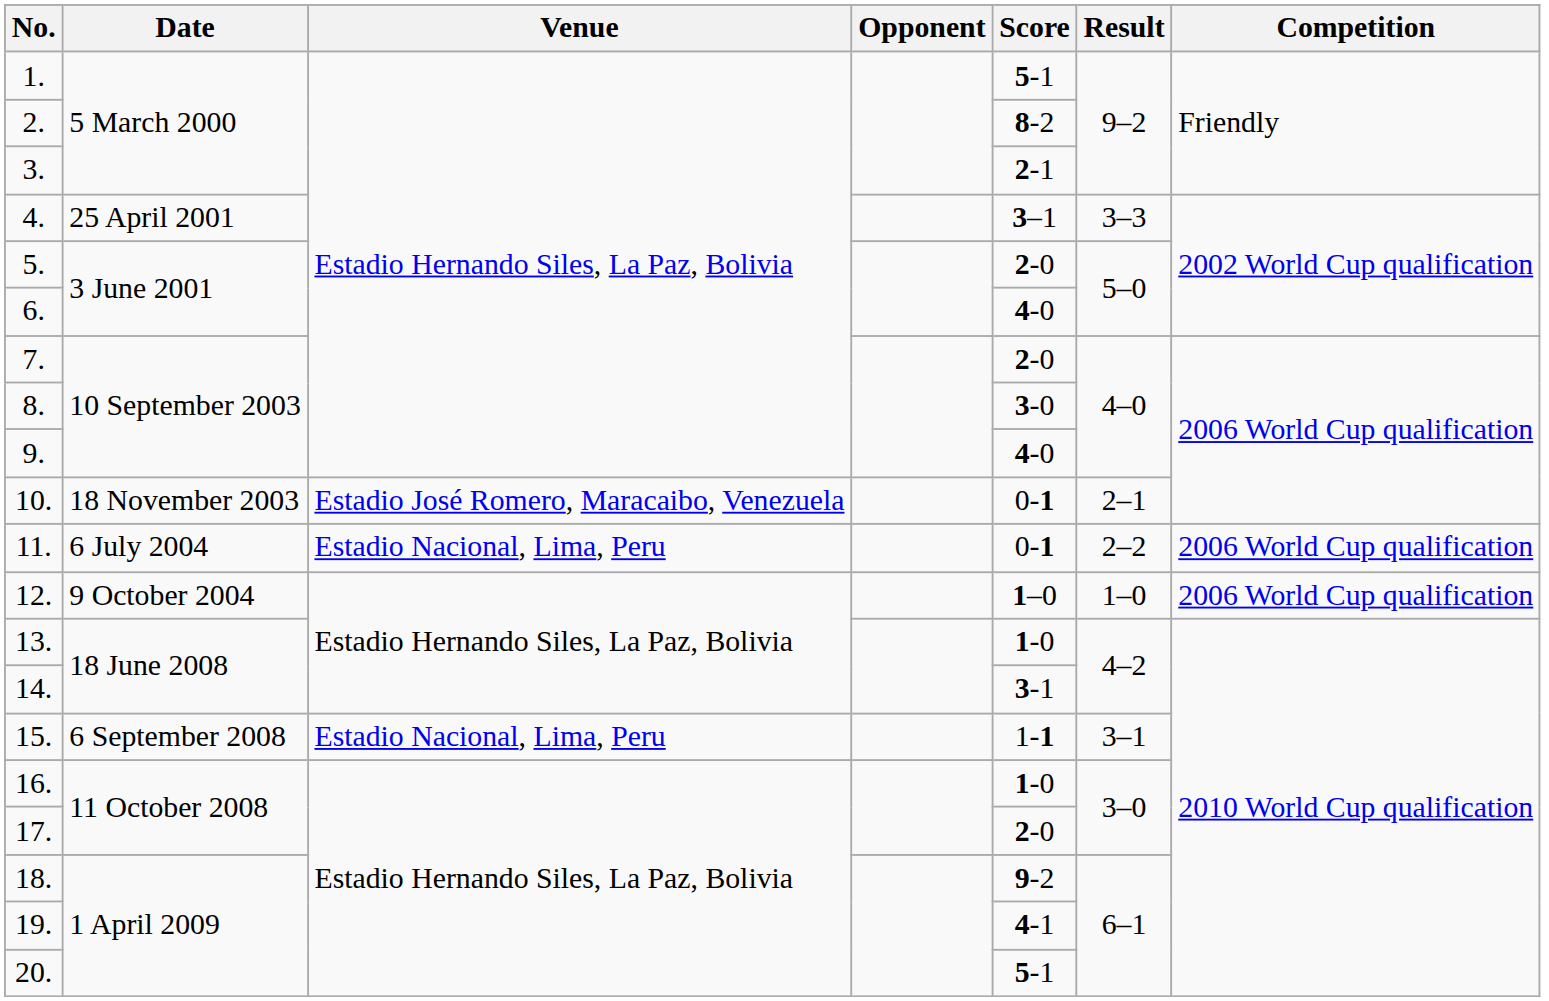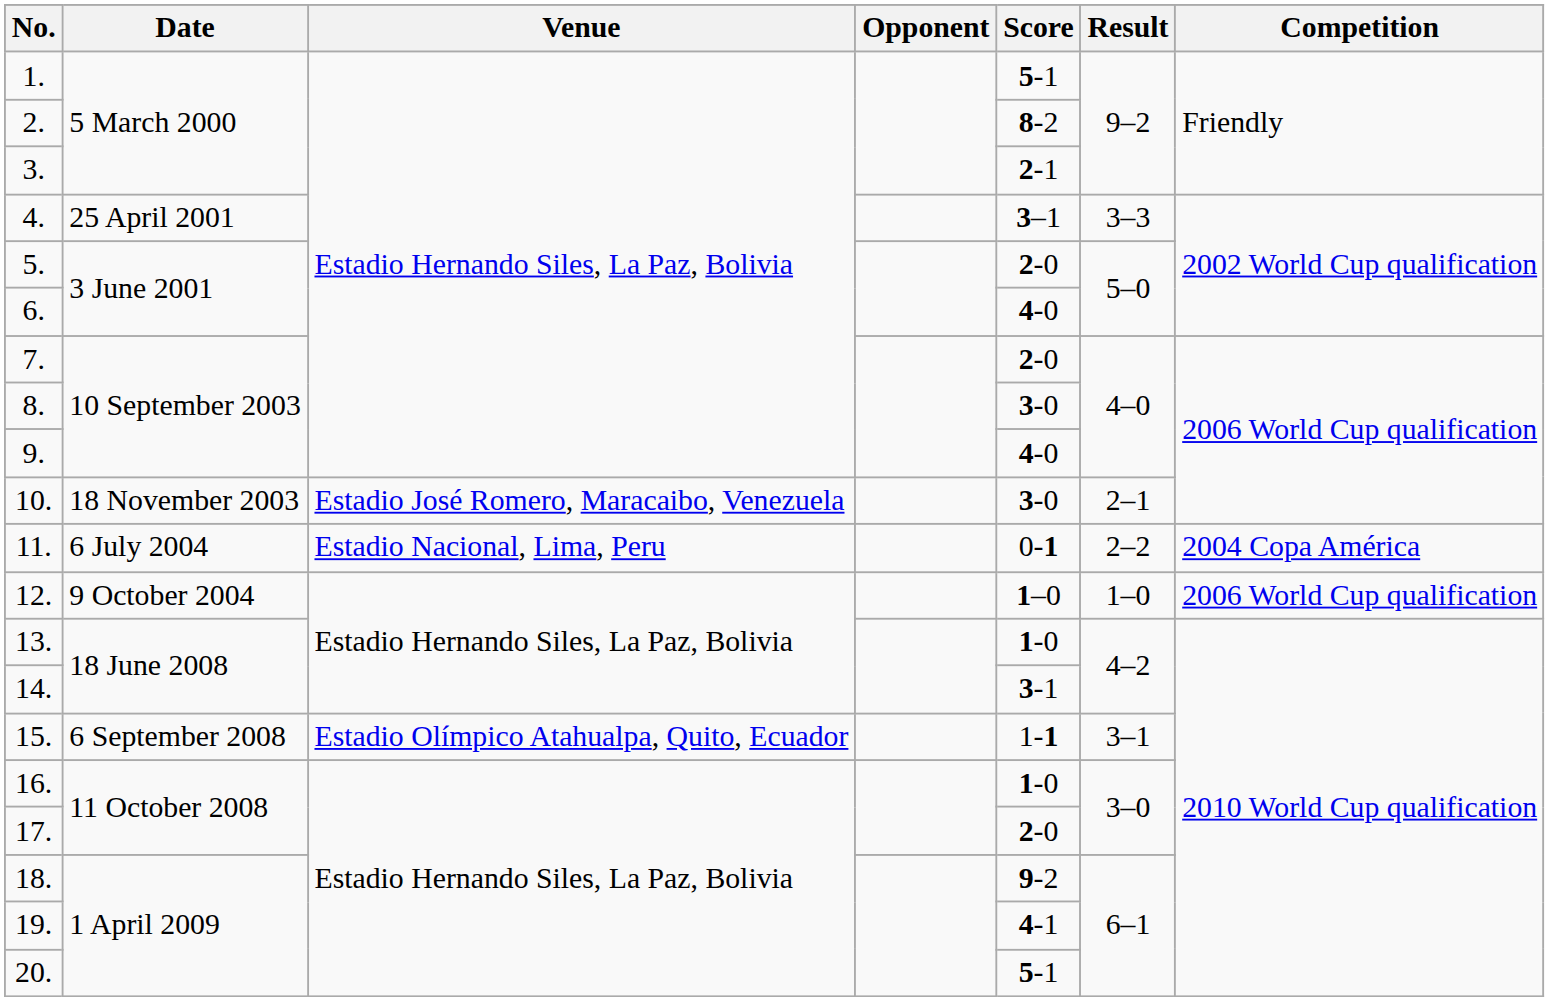(1035, 500) 0-1 -> (1038, 500) 3-0
(1356, 547) 2006 World Cup qualification -> (1301, 547) 2004 Copa América
(490, 736) Estadio Nacional, Lima, Peru -> (581, 736) Estadio Olímpico Atahualpa, Quito, Ecuador
